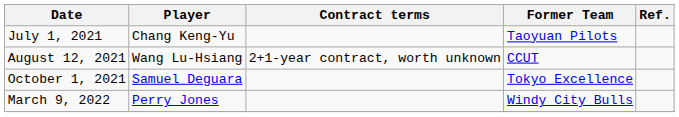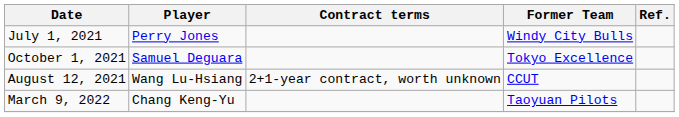(183, 37) Chang Keng-Yu -> (175, 37) Perry Jones
(562, 37) Taoyuan Pilots -> (570, 37) Windy City Bulls
rows swapped: (67, 58) <-> (67, 79)
(175, 101) Perry Jones -> (183, 101) Chang Keng-Yu
(570, 101) Windy City Bulls -> (562, 101) Taoyuan Pilots
